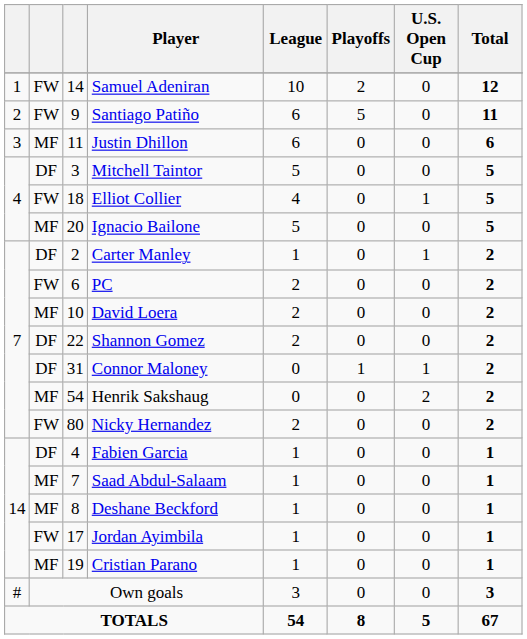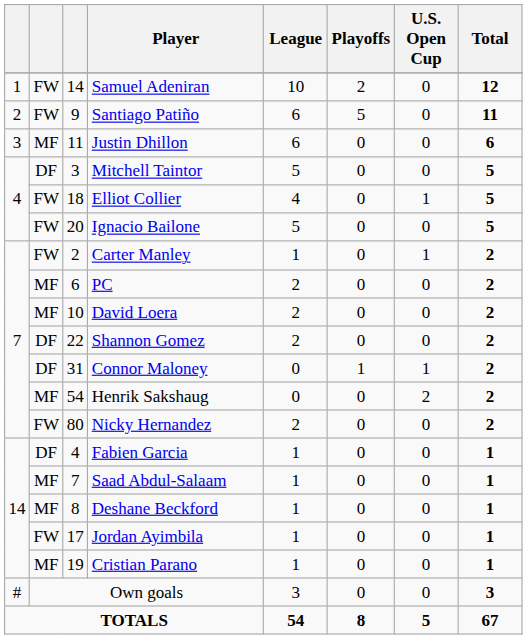(46, 227) MF -> (46, 227) FW
(46, 255) DF -> (46, 255) FW
(46, 283) FW -> (46, 283) MF
